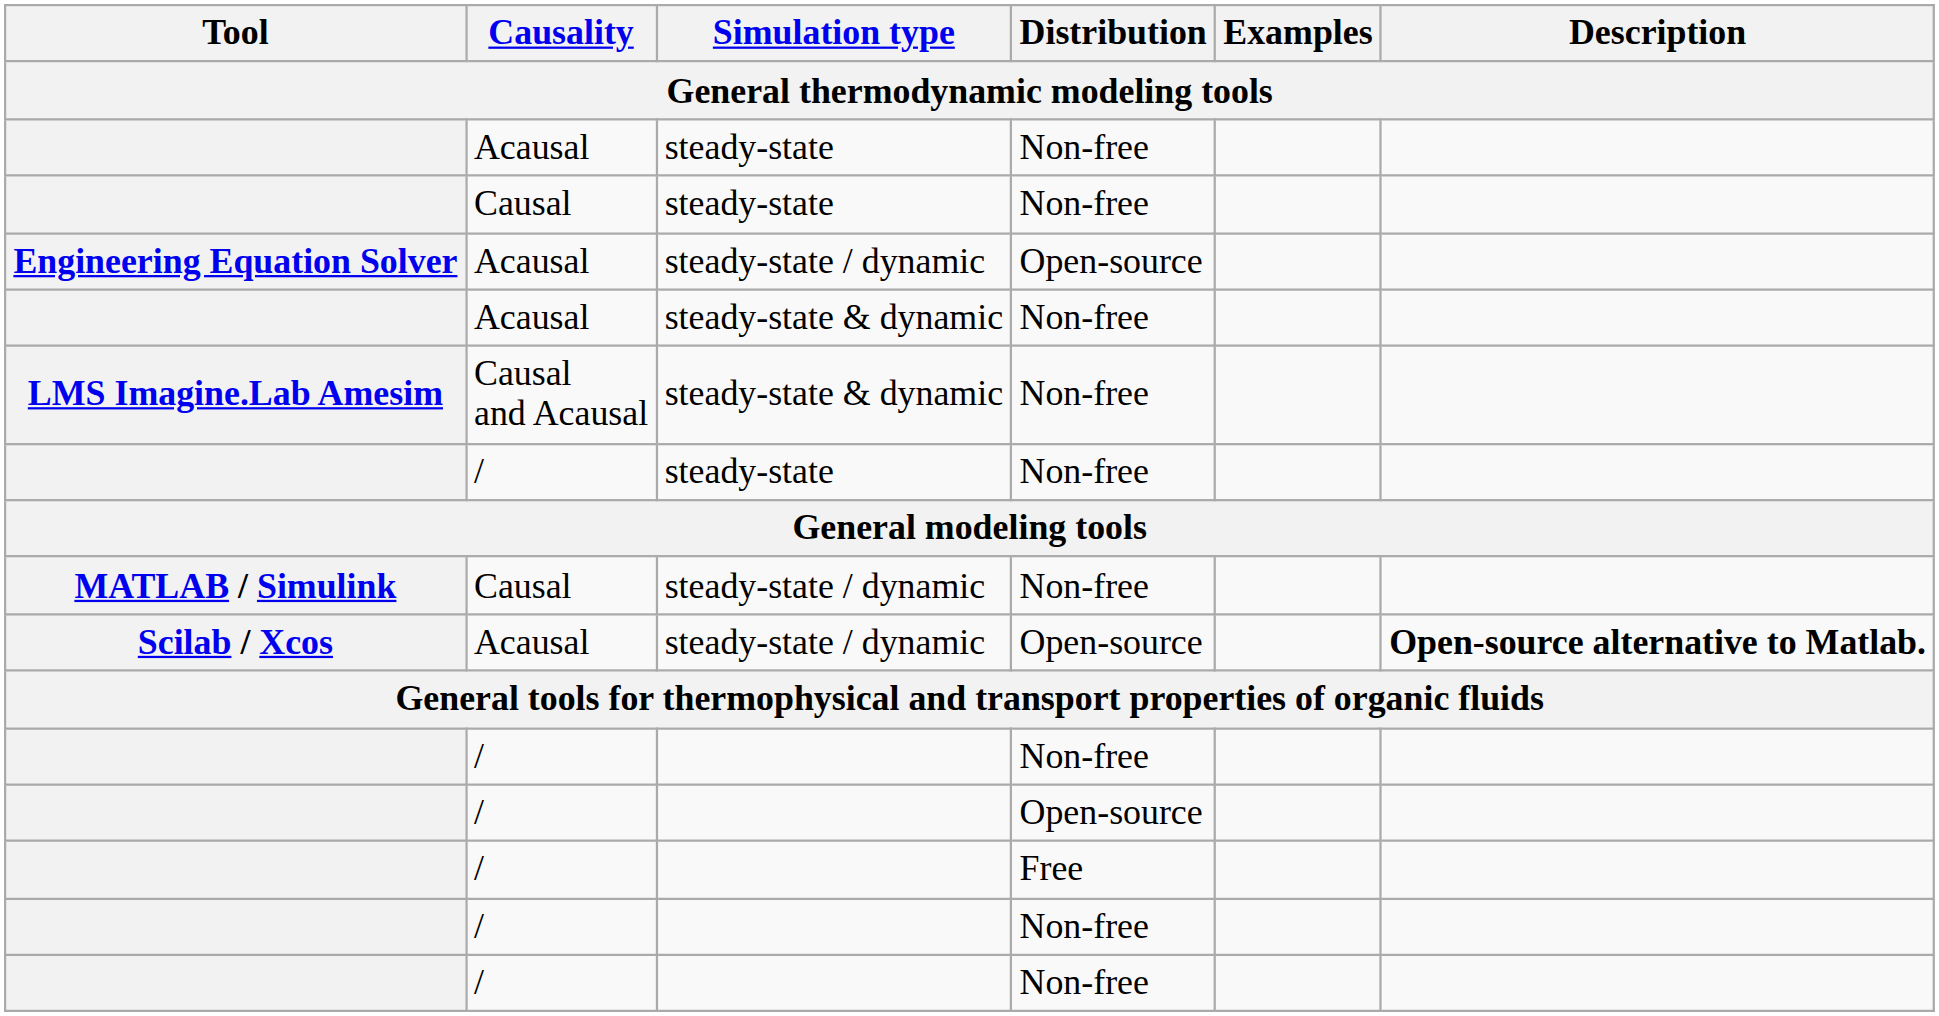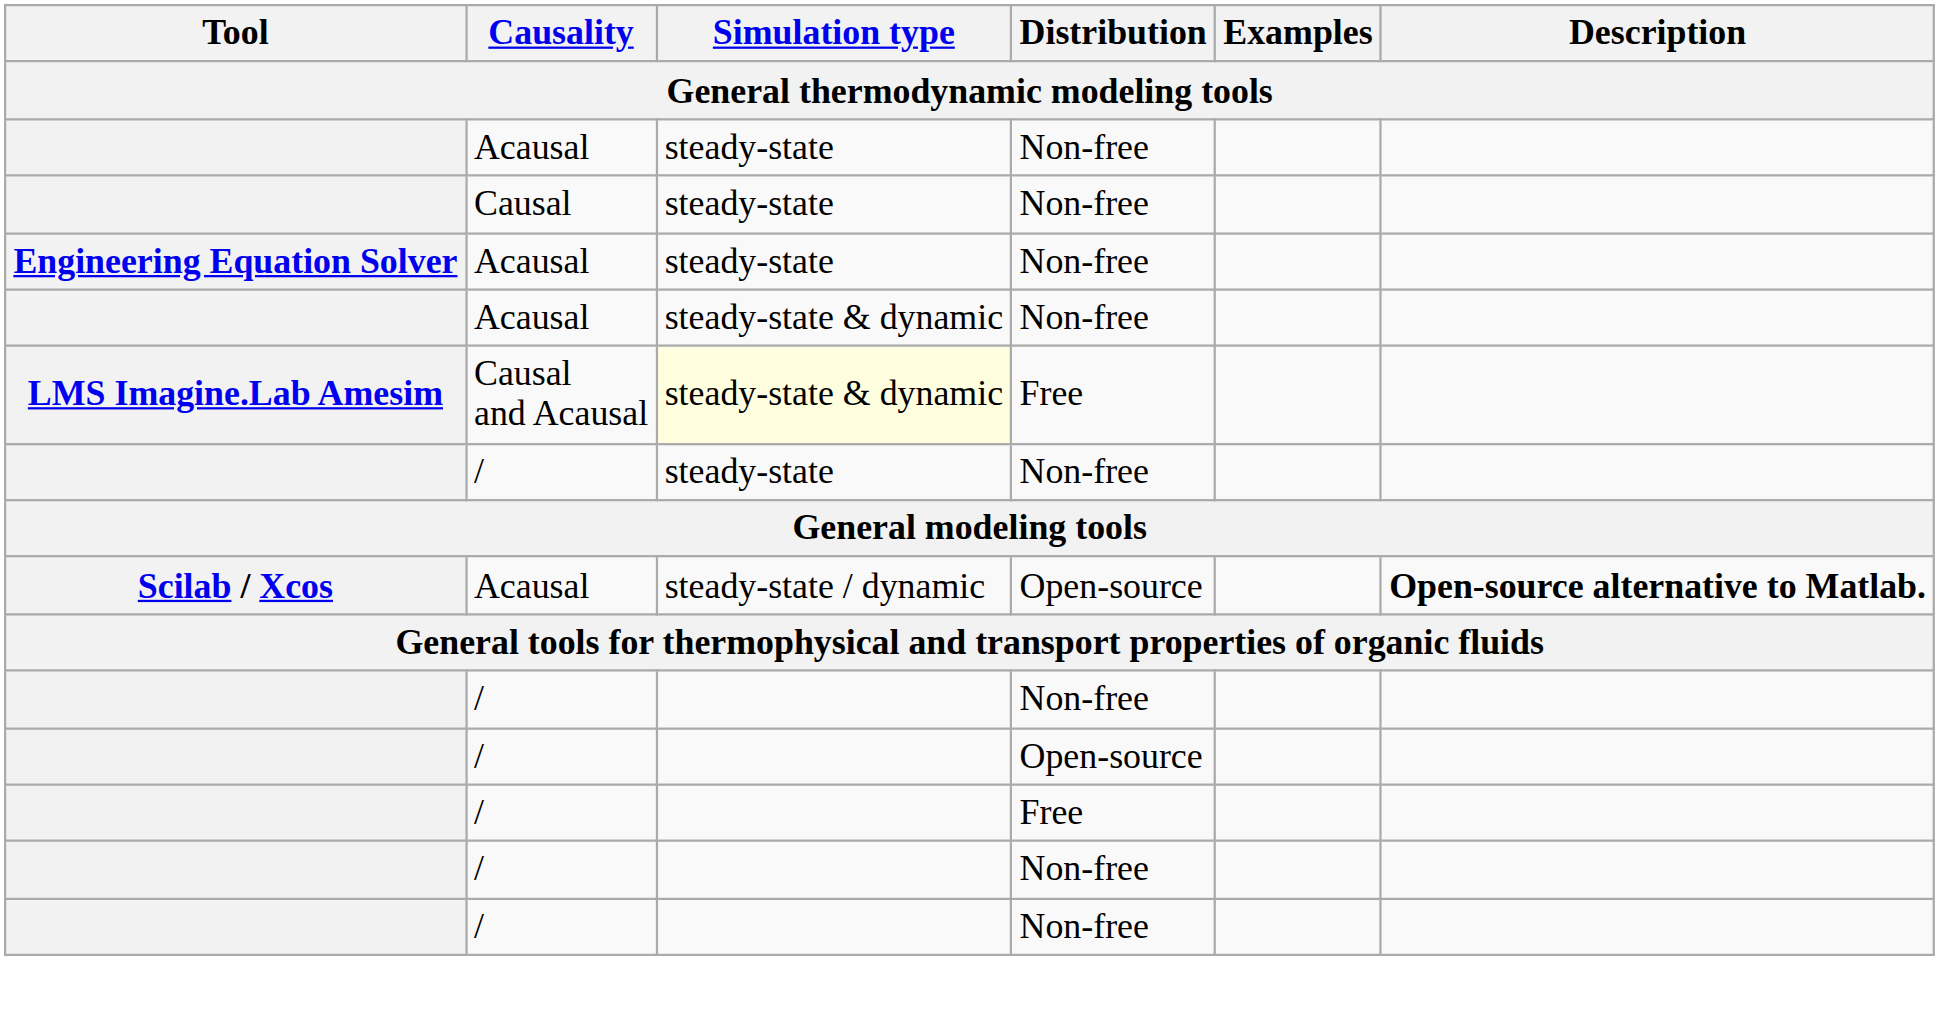(825, 260) steady-state / dynamic -> (749, 260) steady-state
(1111, 260) Open-source -> (1084, 260) Non-free
(834, 394) no background -> (834, 394) lightyellow background
(1084, 394) Non-free -> (1051, 394) Free
- row: (235, 584)
